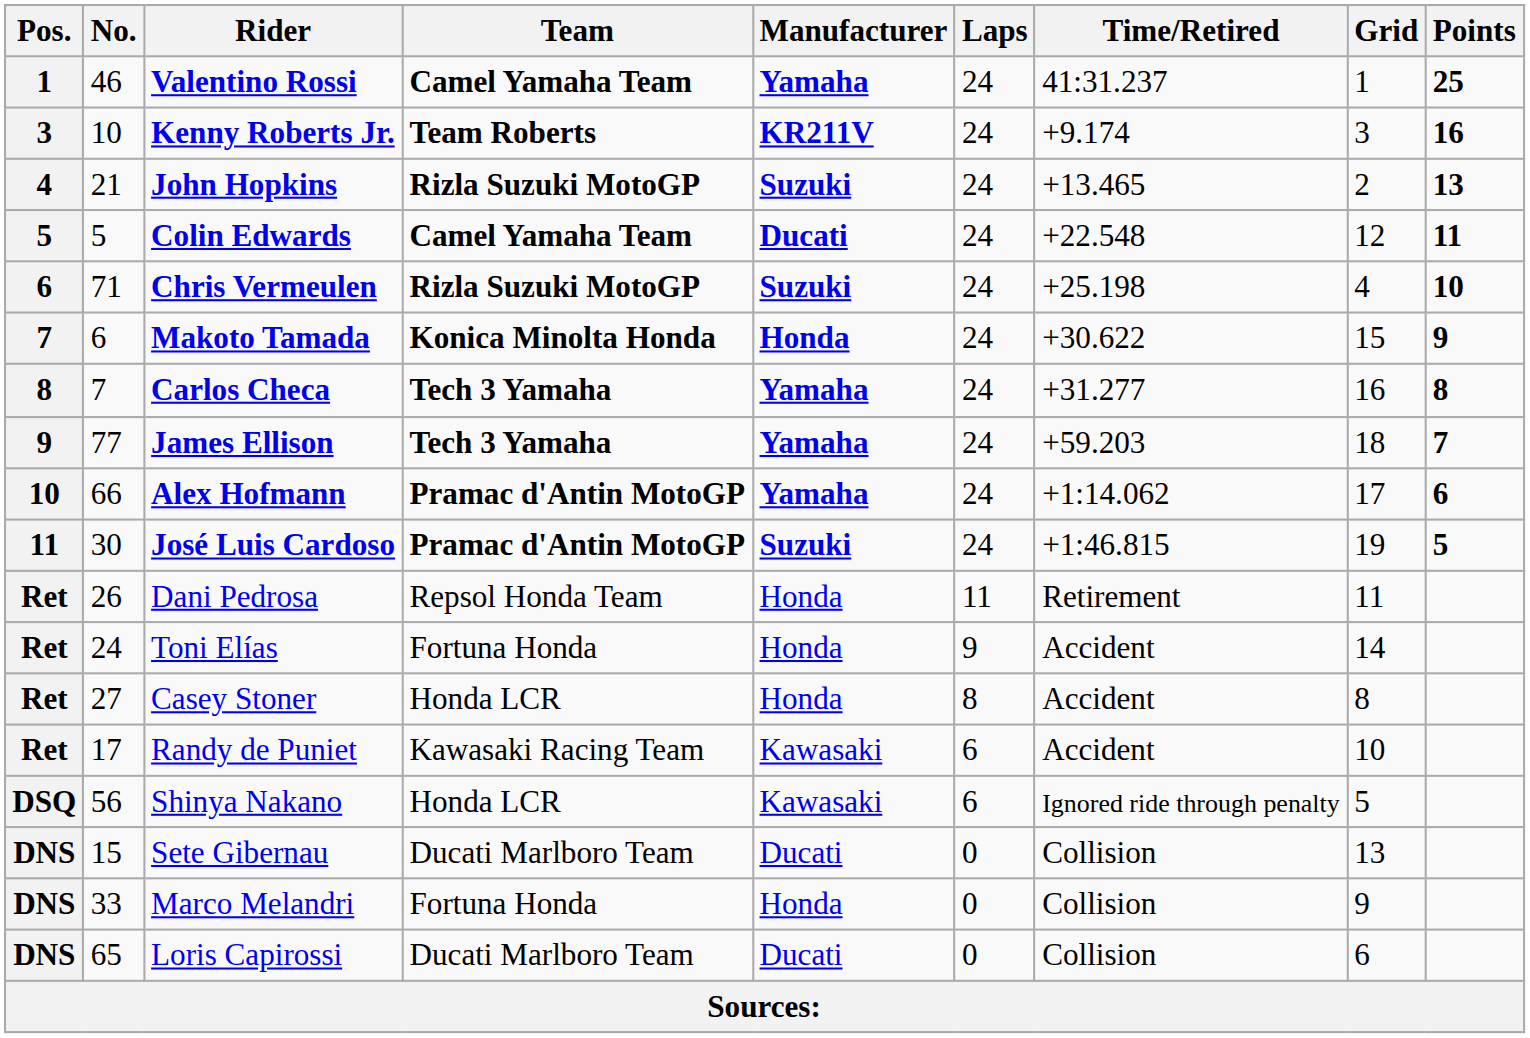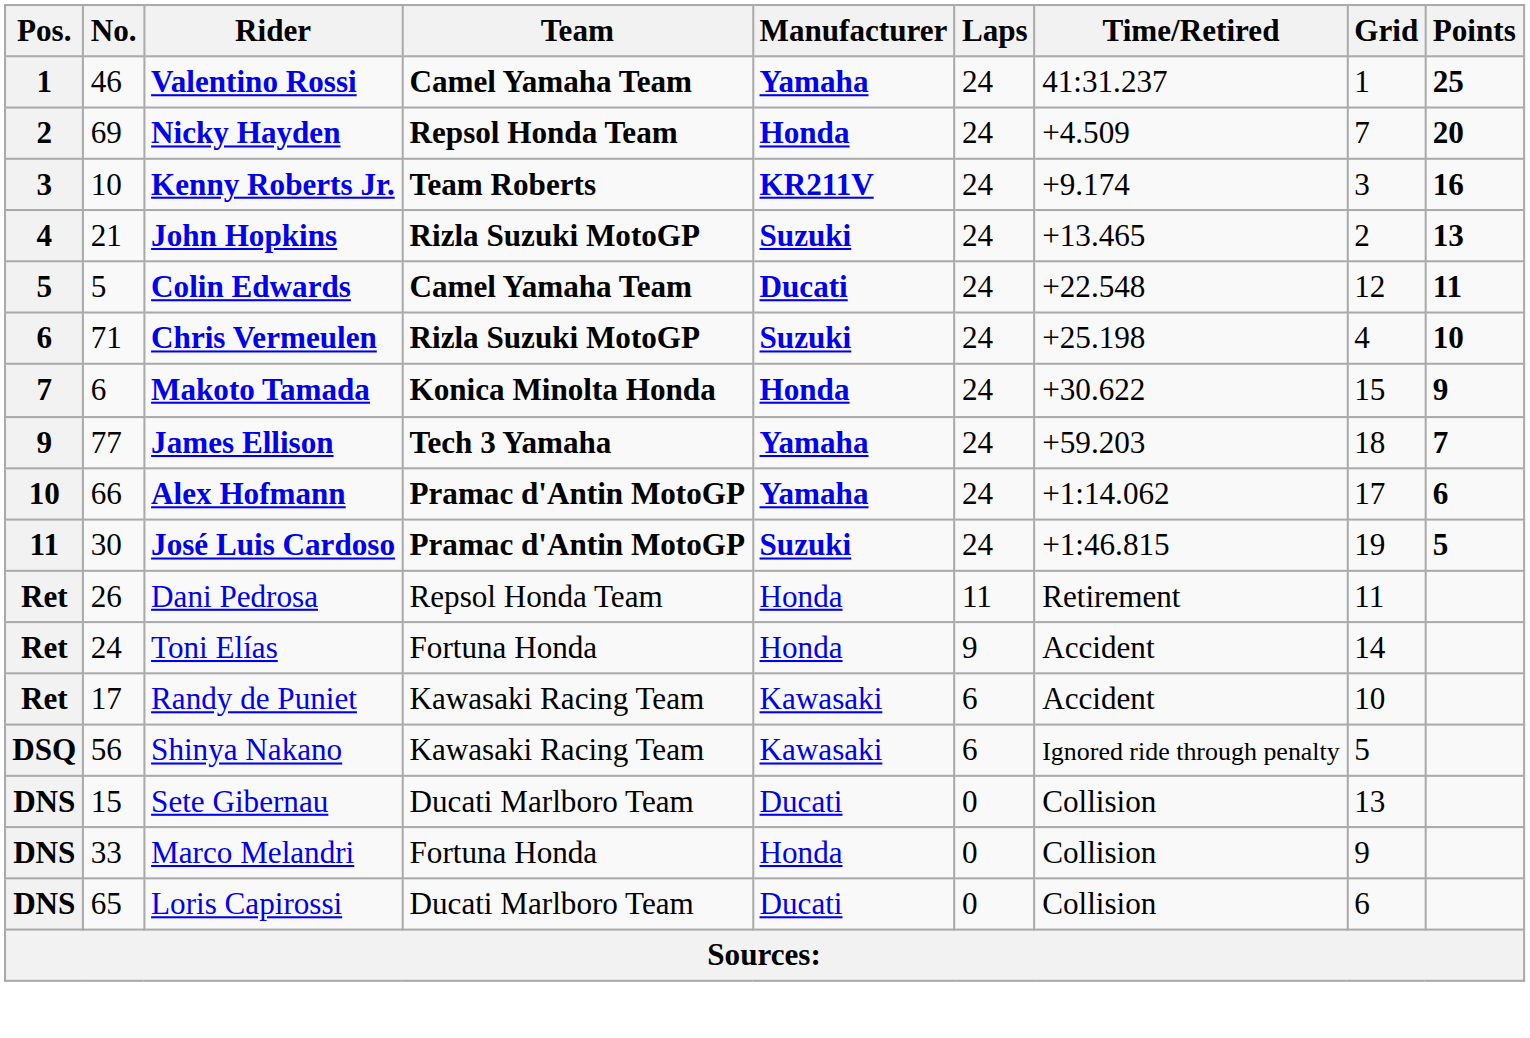+ row: (246, 133)
- row: (241, 390)
- row: (234, 698)
(485, 801) Honda LCR -> (557, 749) Kawasaki Racing Team
